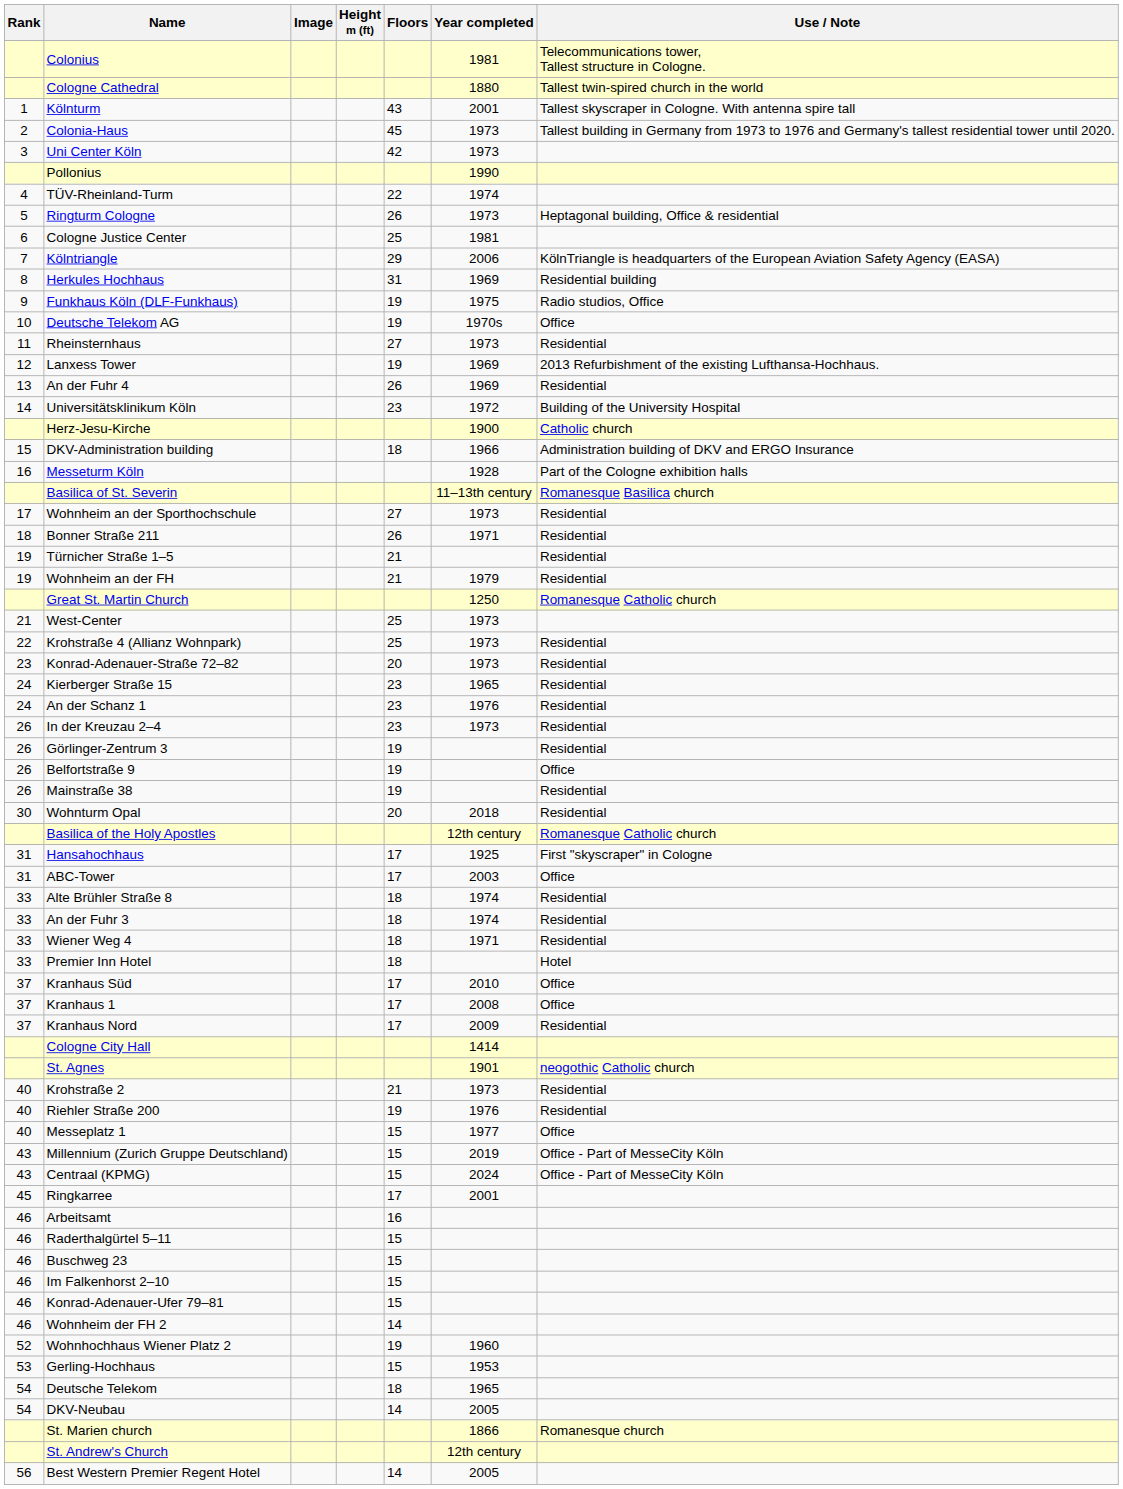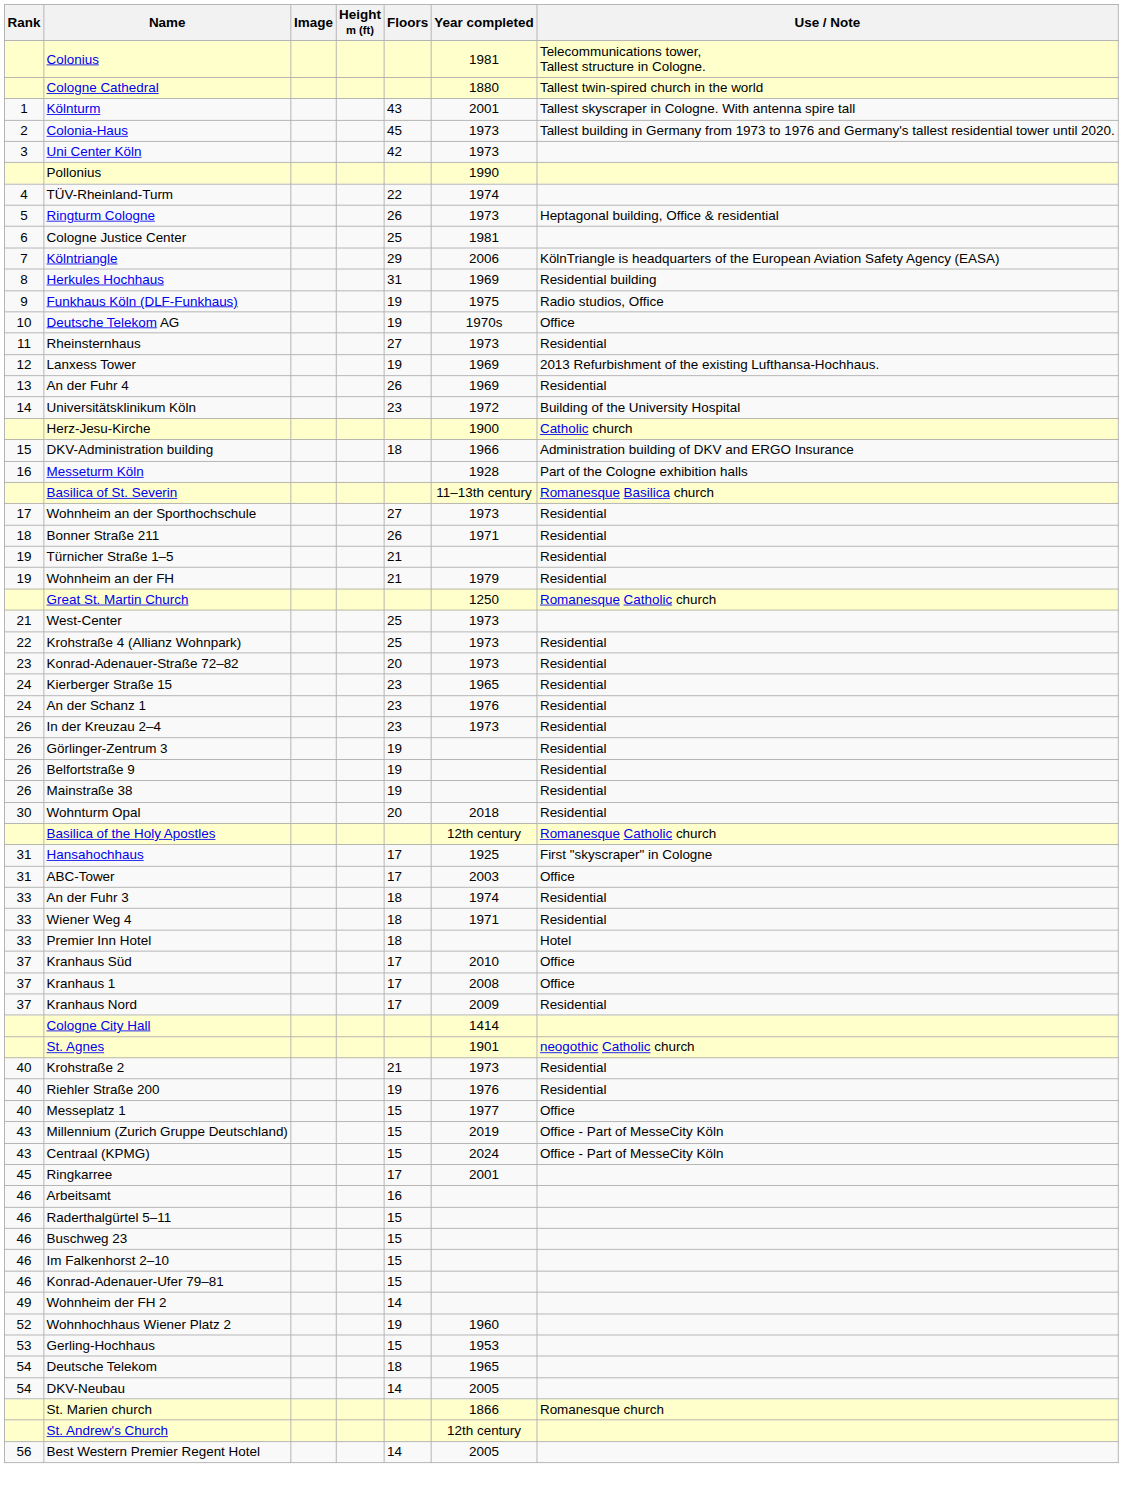(557, 770) Office -> (573, 770) Residential
- row: (109, 897)
(24, 1324) 46 -> (24, 1302) 49
